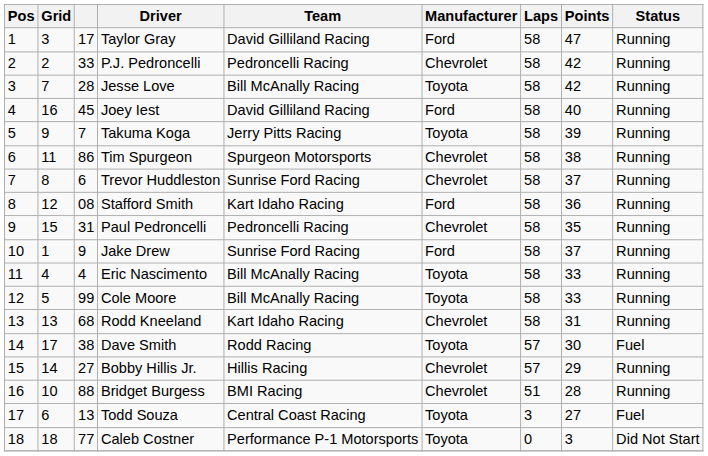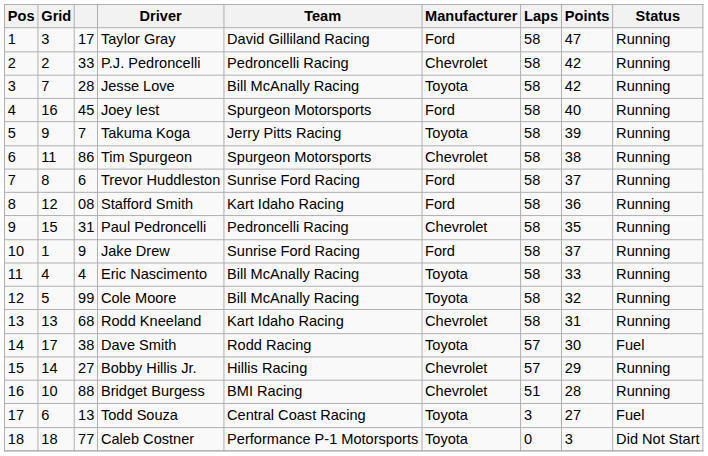(298, 109) David Gilliland Racing -> (299, 109) Spurgeon Motorsports
(456, 180) Chevrolet -> (440, 180) Ford
(573, 297) 33 -> (573, 297) 32
